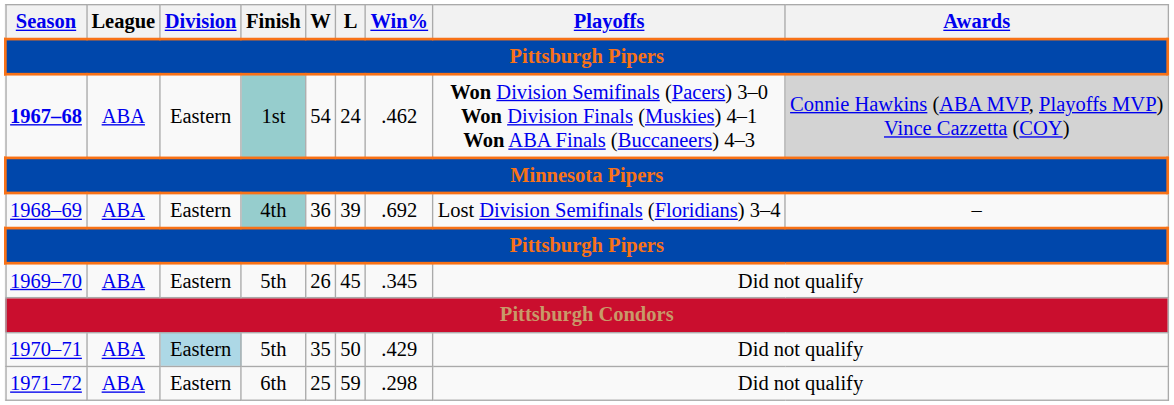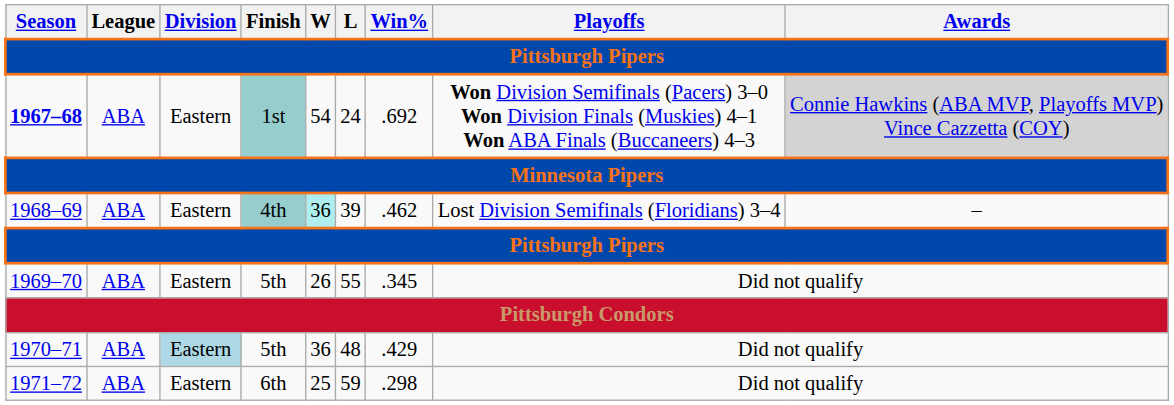(399, 116) .462 -> (399, 116) .692
(321, 210) no background -> (321, 210) paleturquoise background
(399, 210) .692 -> (399, 210) .462
(351, 281) 45 -> (351, 281) 55
(321, 348) 35 -> (321, 348) 36
(351, 348) 50 -> (351, 348) 48
